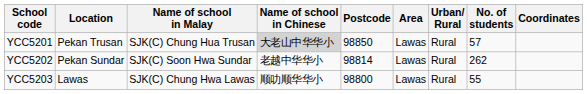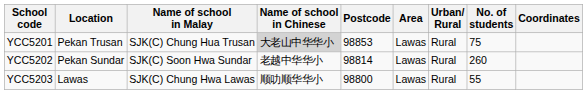(358, 42) 98850 -> (358, 42) 98853
(475, 42) 57 -> (475, 42) 75
(478, 61) 262 -> (478, 61) 260
